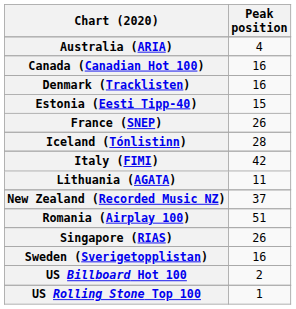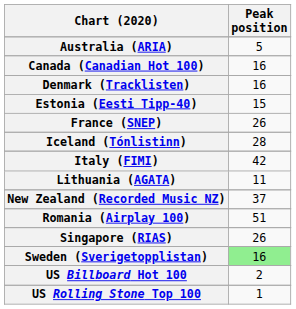(259, 47) 4 -> (259, 47) 5
(259, 256) no background -> (259, 256) lightgreen background
